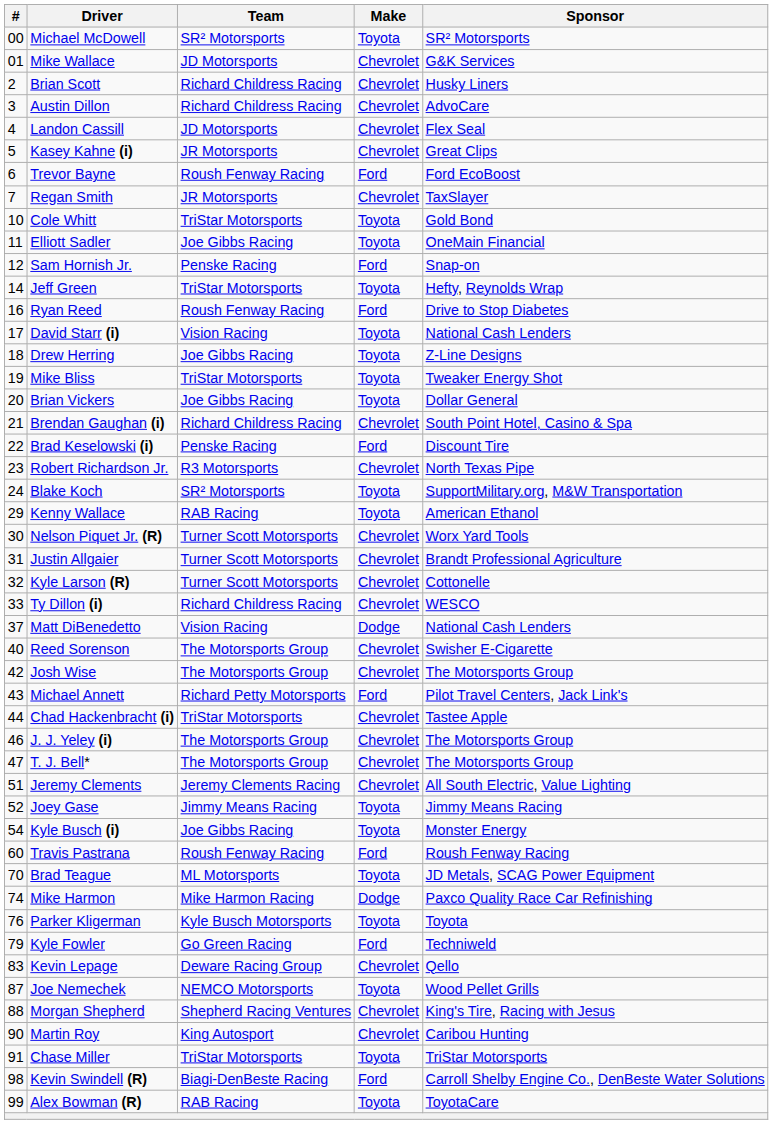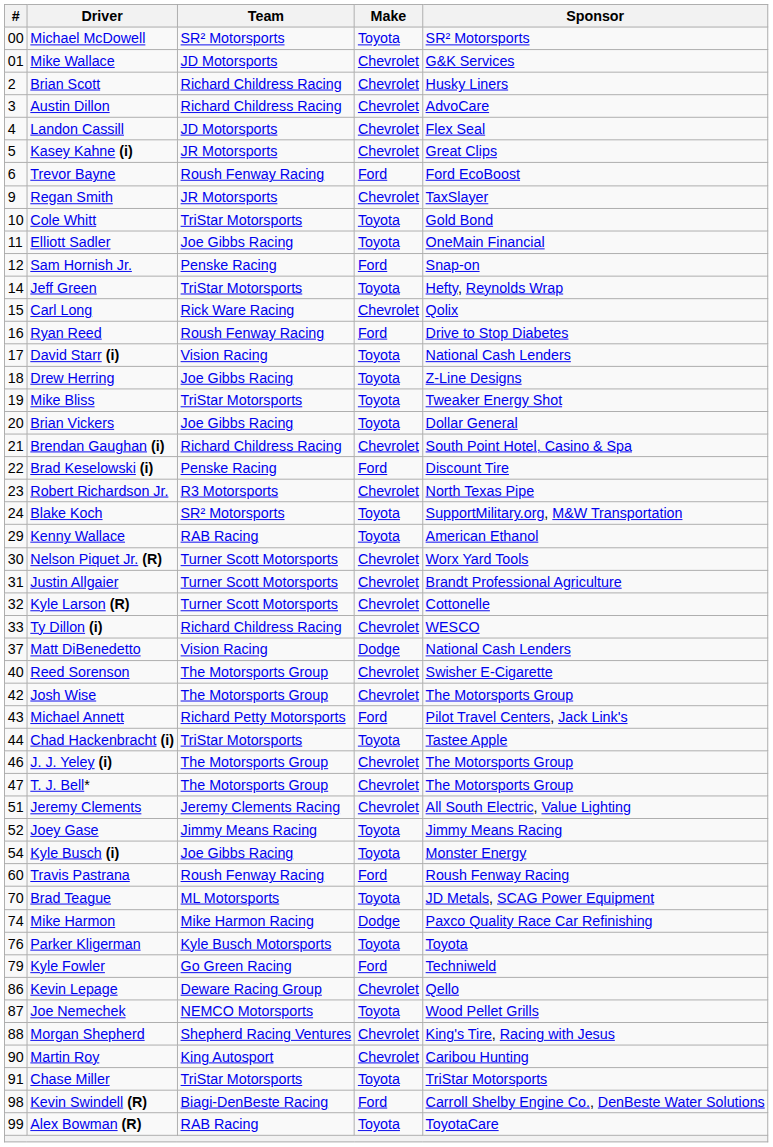(12, 197) 7 -> (12, 197) 9
+ row: (61, 310)
(388, 717) Chevrolet -> (379, 740) Toyota
(16, 966) 83 -> (16, 989) 86
